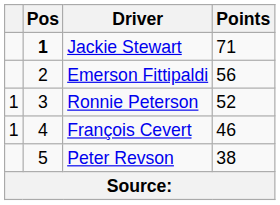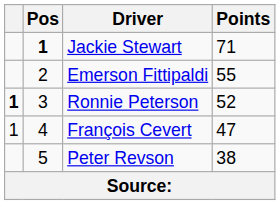(226, 75) 56 -> (226, 75) 55
(14, 102) normal -> (14, 102) bold
(226, 130) 46 -> (226, 130) 47
